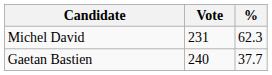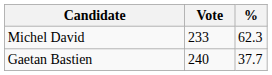(198, 37) 231 -> (198, 37) 233
